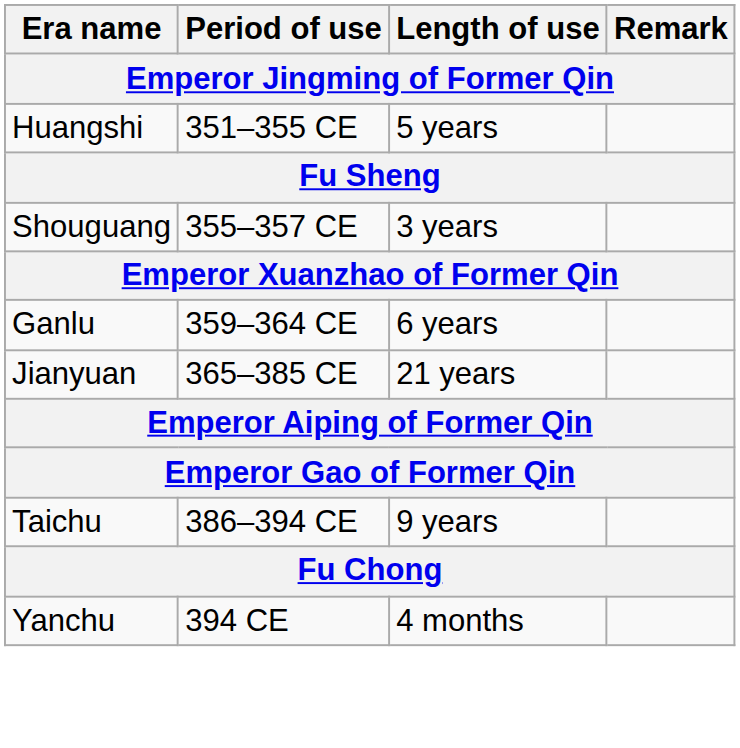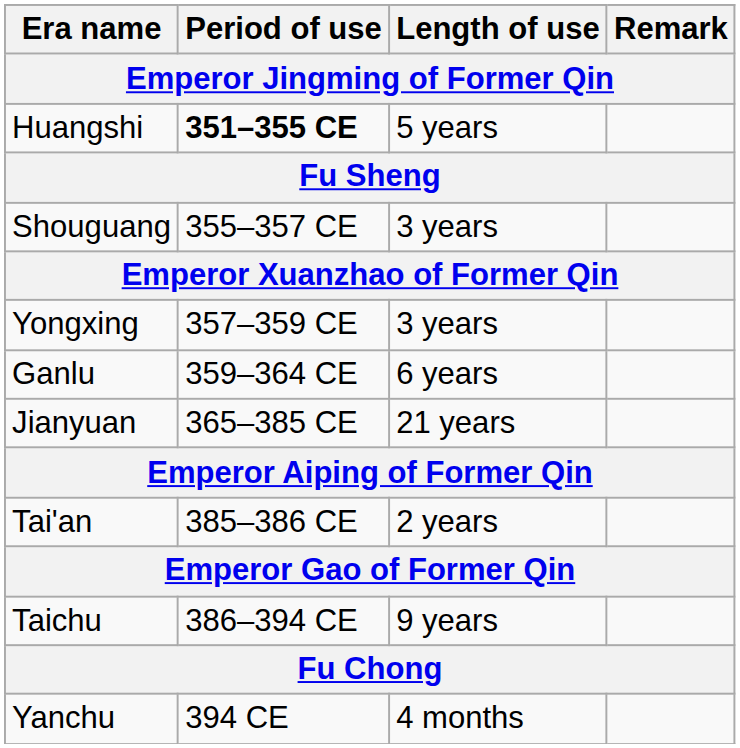(272, 127) normal -> (272, 127) bold
+ row: (75, 324)
+ row: (52, 521)
